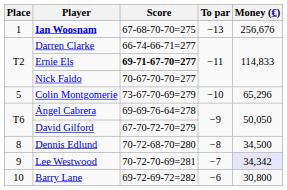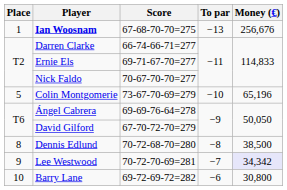(159, 62) bold -> (159, 62) normal
(257, 95) 65,296 -> (257, 95) 65,196
(257, 144) 34,500 -> (257, 144) 38,500
